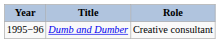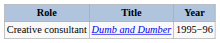columns swapped: (25, 13) <-> (173, 13)
